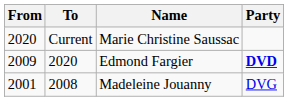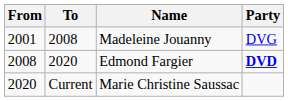rows swapped: (155, 84) <-> (169, 38)
(22, 61) 2009 -> (22, 61) 2008
